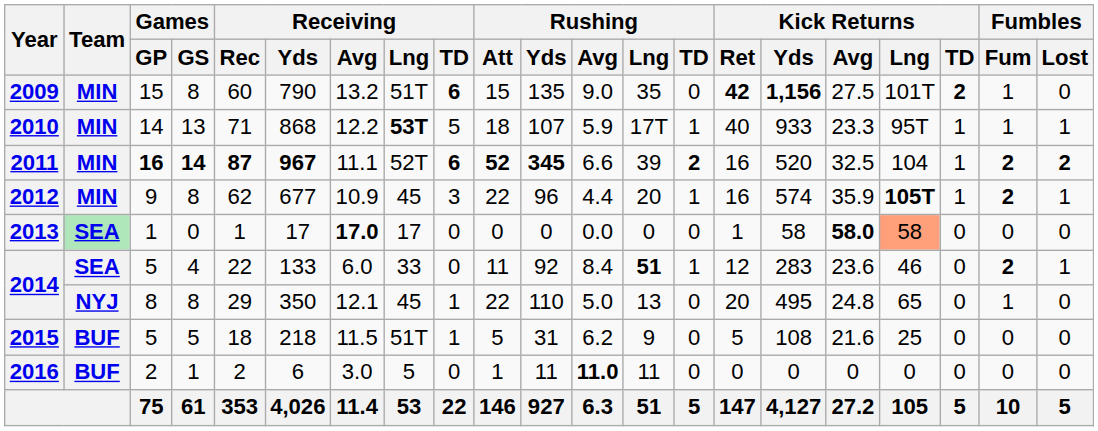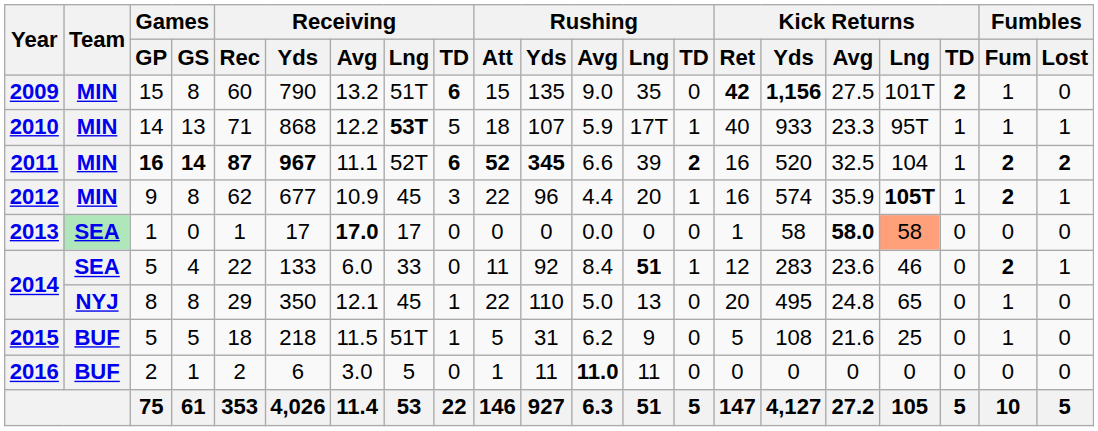(1008, 337) 0 -> (1008, 337) 1
